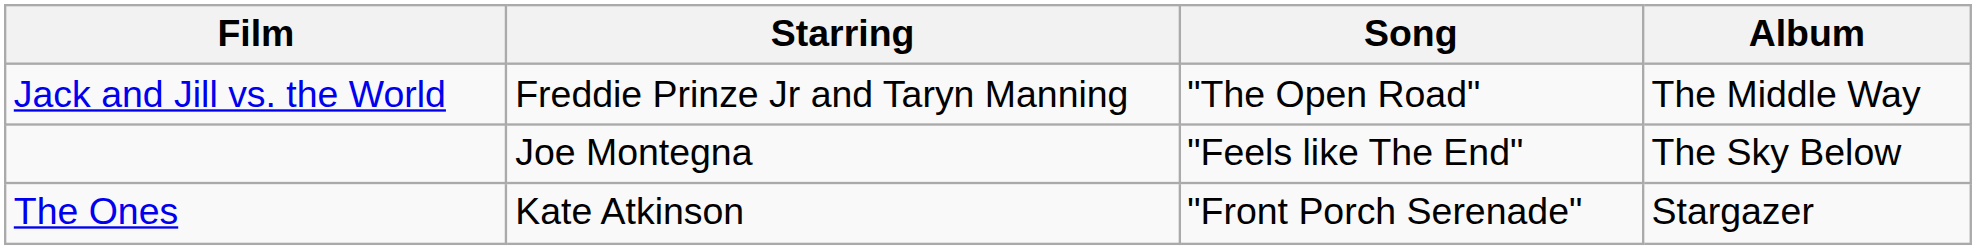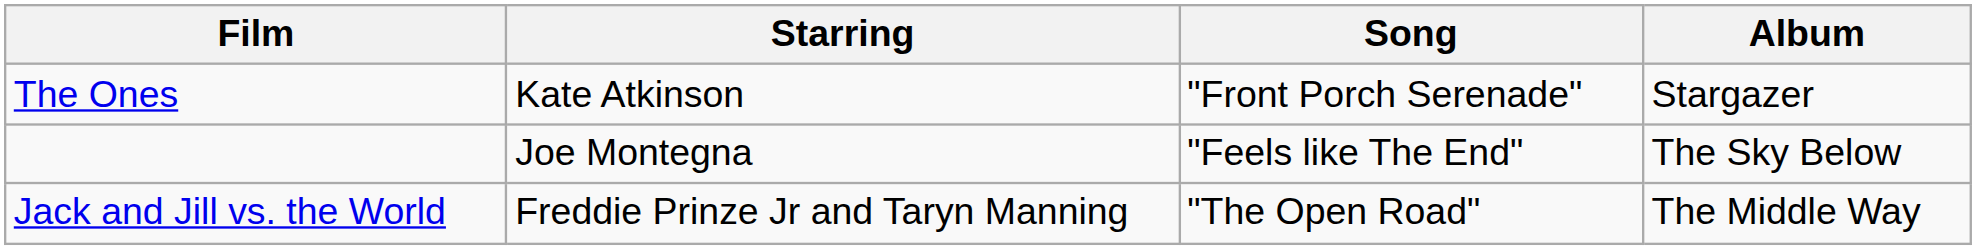rows swapped: (256, 93) <-> (96, 212)
